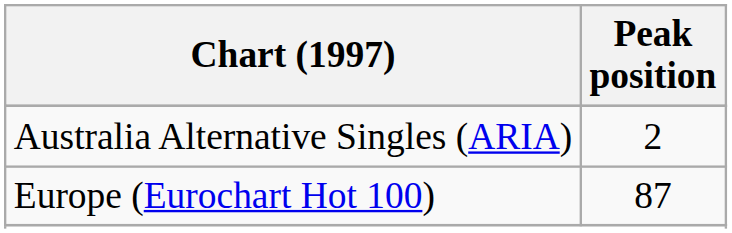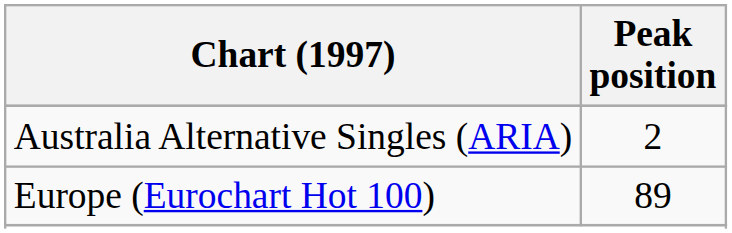(653, 195) 87 -> (653, 195) 89
